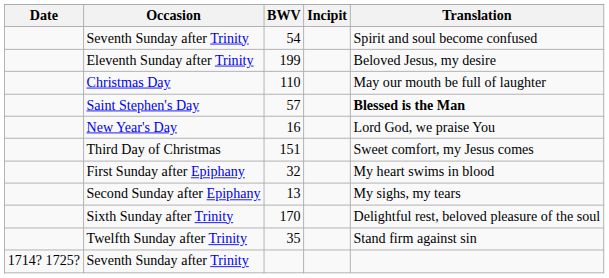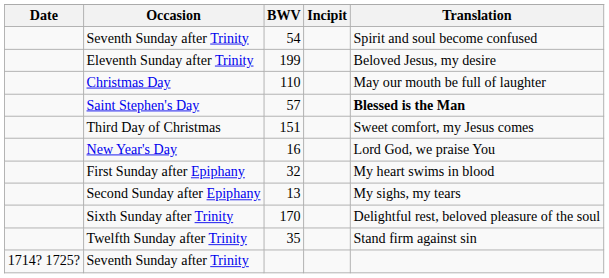rows swapped: (154, 149) <-> (132, 127)
